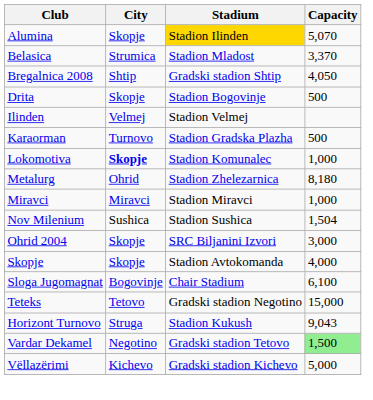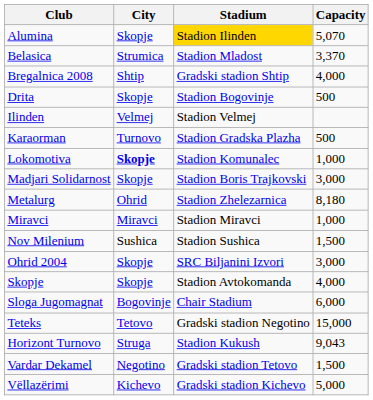(322, 76) 4,050 -> (330, 76) 4,000
+ row: (59, 179)
(322, 220) 1,504 -> (330, 240) 1,500
(322, 281) 6,100 -> (330, 302) 6,000
(322, 343) lightgreen background -> (330, 364) no background
